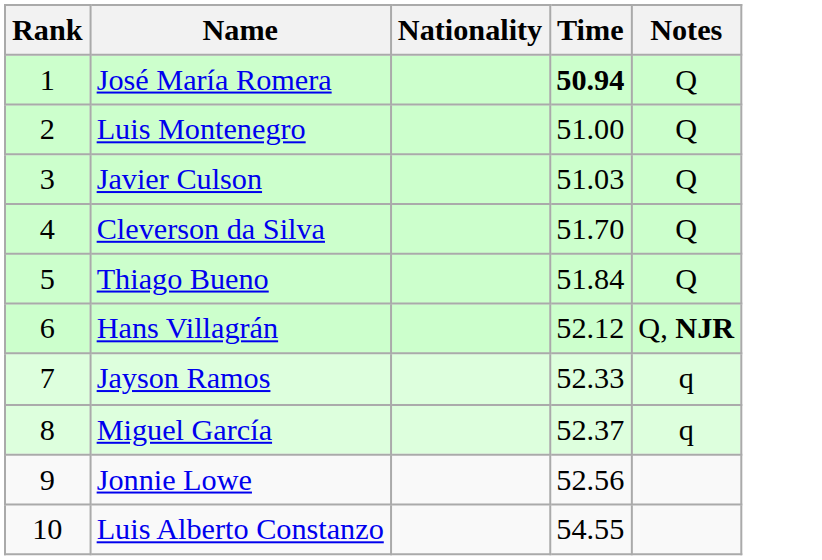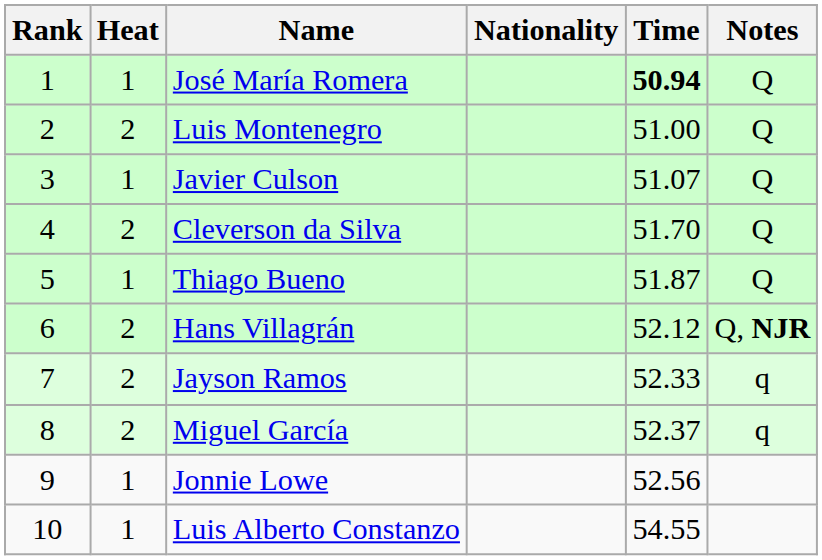+ column: (128, 29)
(590, 179) 51.03 -> (666, 179) 51.07
(590, 278) 51.84 -> (666, 278) 51.87
